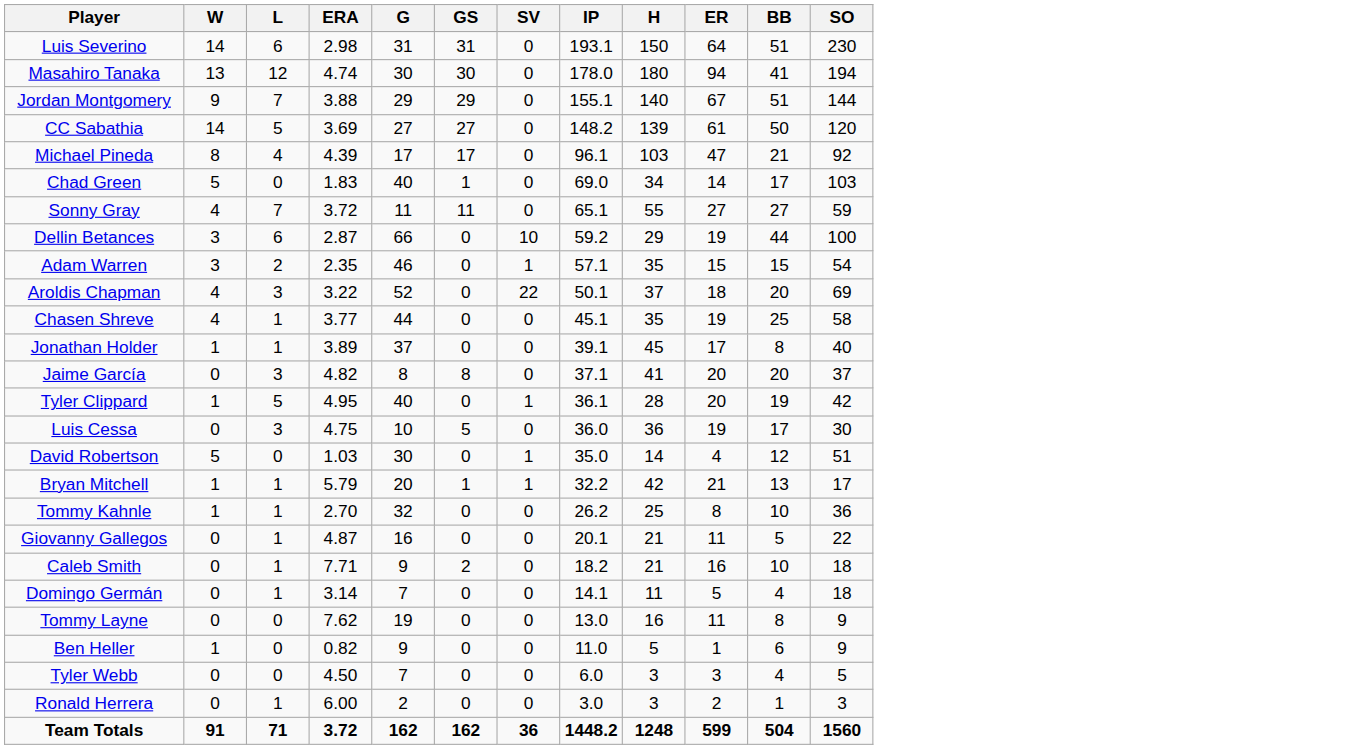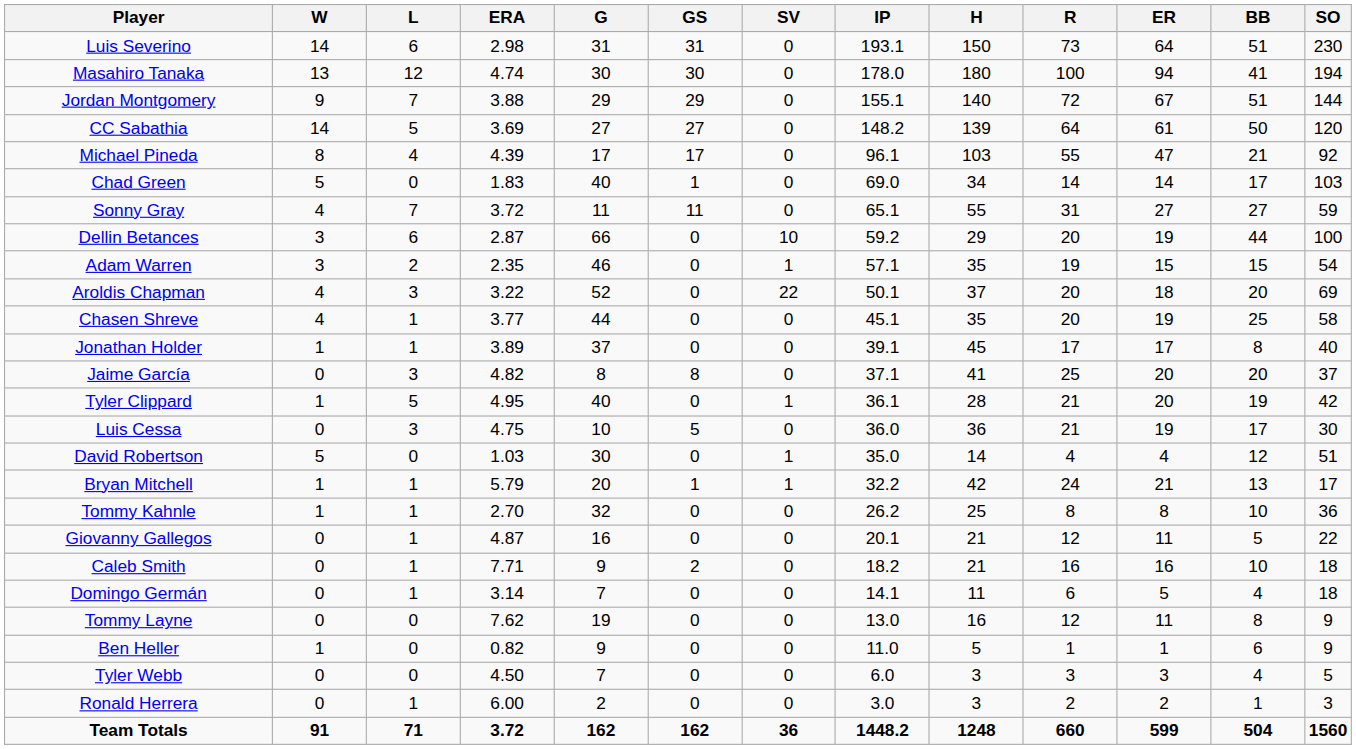+ column: (1070, 18)
